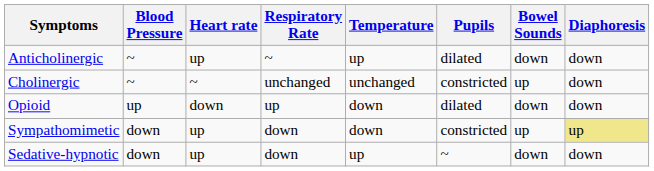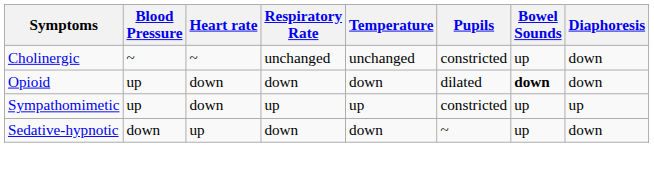- row: (56, 57)
(272, 105) up -> (281, 81) down
(531, 105) normal -> (532, 81) bold
(143, 130) down -> (134, 105) up
(197, 130) up -> (206, 105) down
(281, 130) down -> (272, 105) up
(366, 130) down -> (357, 105) up
(576, 130) khaki background -> (576, 105) no background
(357, 154) up -> (366, 130) down
(531, 154) down -> (522, 130) up
